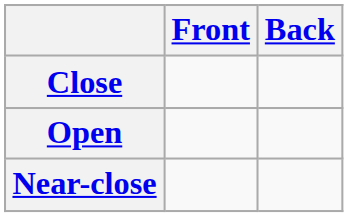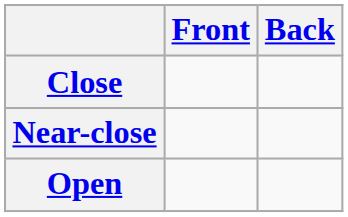rows swapped: (85, 183) <-> (85, 132)
